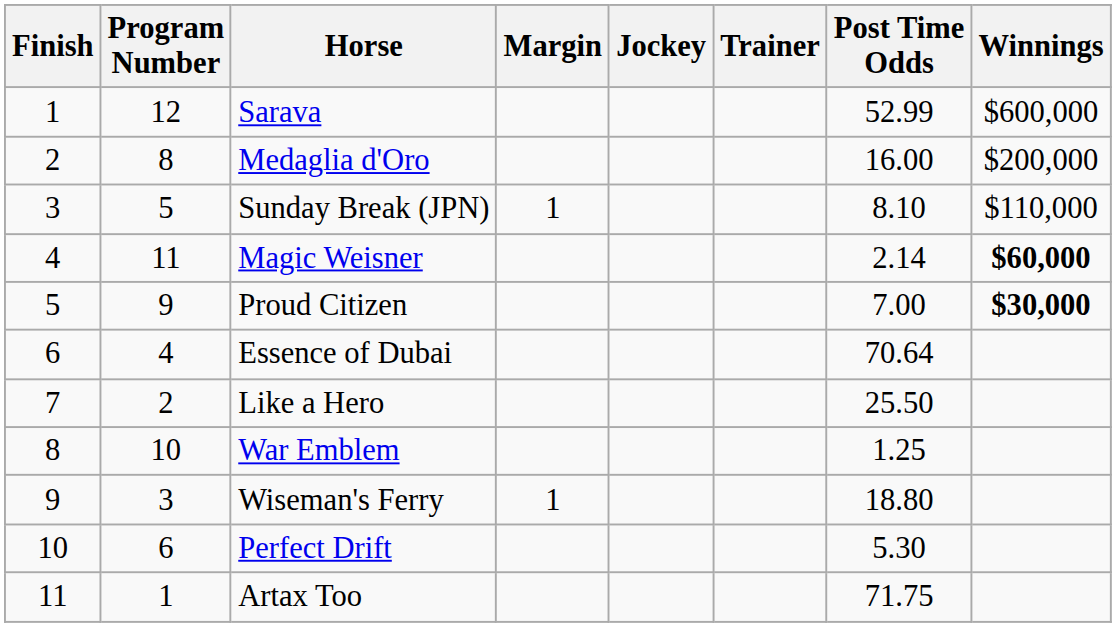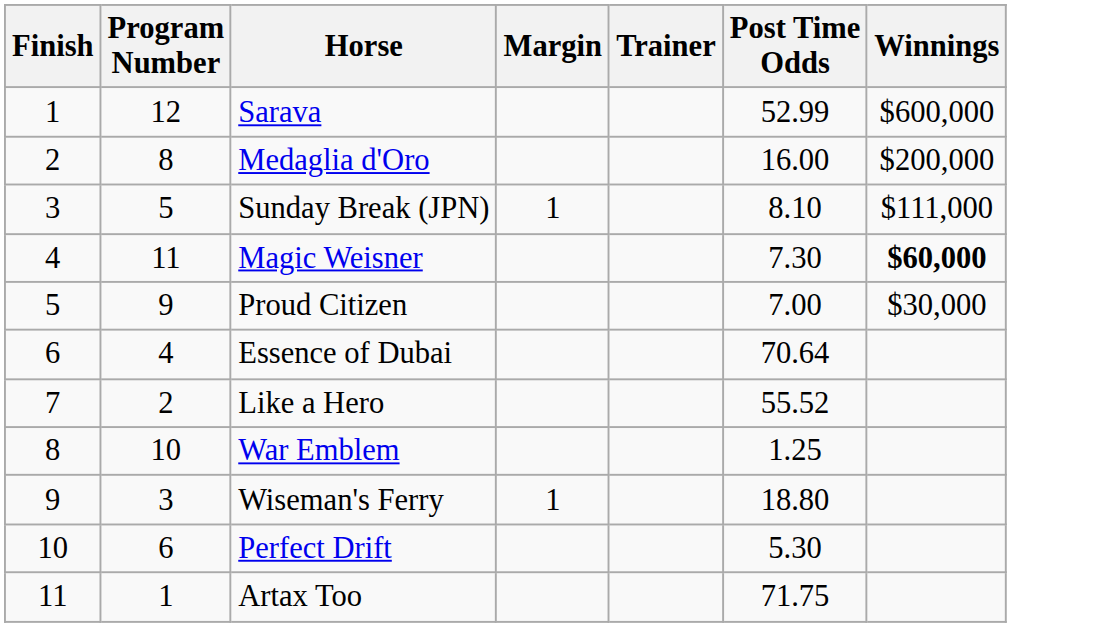- column: (661, 45)
(1041, 208) $110,000 -> (937, 208) $111,000
(899, 256) 2.14 -> (795, 256) 7.30
(1041, 305) bold -> (937, 305) normal
(899, 402) 25.50 -> (795, 402) 55.52
